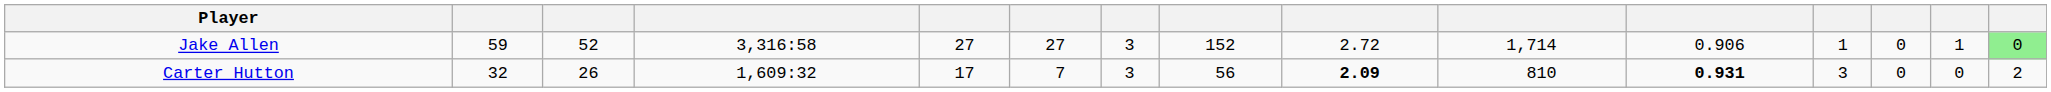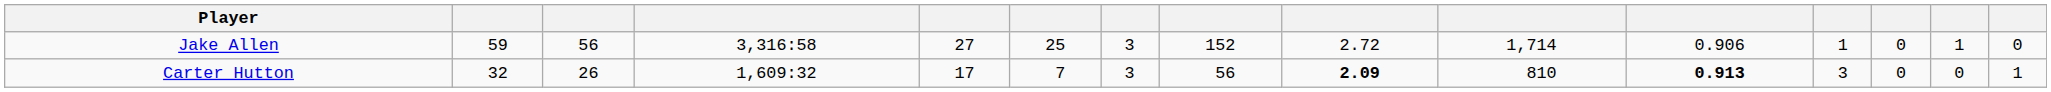(588, 46) 52 -> (588, 46) 56
(1055, 46) 27 -> (1055, 46) 25
(2018, 46) lightgreen background -> (2018, 46) no background
(1720, 73) 0.931 -> (1720, 73) 0.913
(2018, 73) 2 -> (2018, 73) 1
